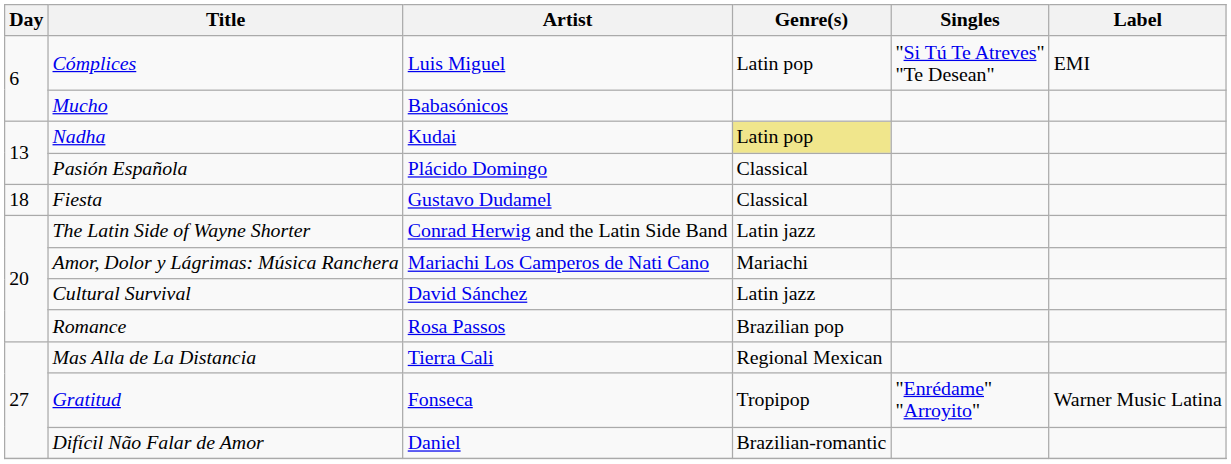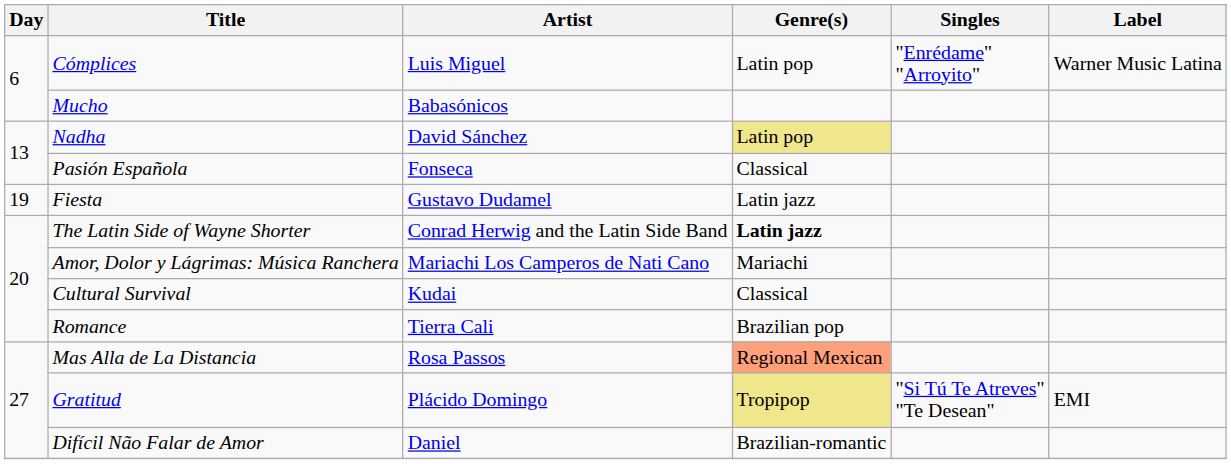(970, 62) "Si Tú Te Atreves" "Te Desean" -> (944, 62) "Enrédame" "Arroyito"
(1072, 62) EMI -> (1138, 62) Warner Music Latina
(432, 136) Kudai -> (468, 136) David Sánchez
(477, 168) Plácido Domingo -> (440, 168) Fonseca
(19, 199) 18 -> (19, 199) 19
(772, 199) Classical -> (776, 199) Latin jazz
(776, 231) normal -> (779, 231) bold
(468, 294) David Sánchez -> (432, 294) Kudai
(776, 294) Latin jazz -> (772, 294) Classical
(457, 325) Rosa Passos -> (451, 325) Tierra Cali
(451, 357) Tierra Cali -> (457, 357) Rosa Passos
(809, 357) no background -> (809, 357) lightsalmon background
(440, 399) Fonseca -> (477, 399) Plácido Domingo
(773, 399) no background -> (773, 399) khaki background
(944, 399) "Enrédame" "Arroyito" -> (970, 399) "Si Tú Te Atreves" "Te Desean"
(1138, 399) Warner Music Latina -> (1072, 399) EMI
